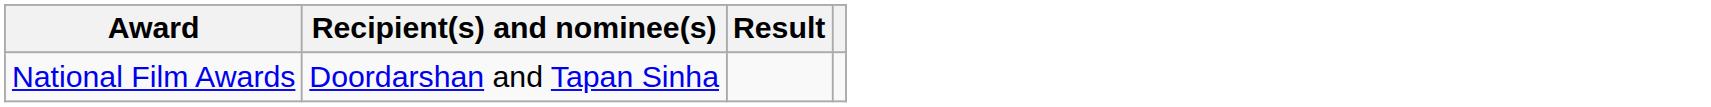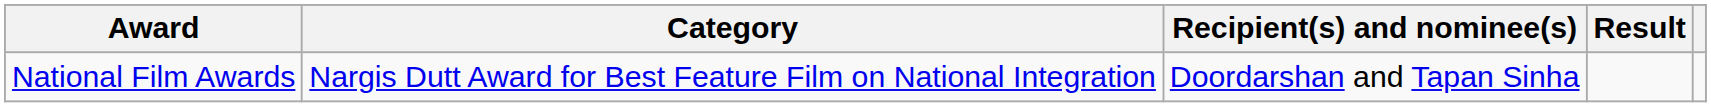+ column: (733, 28)
